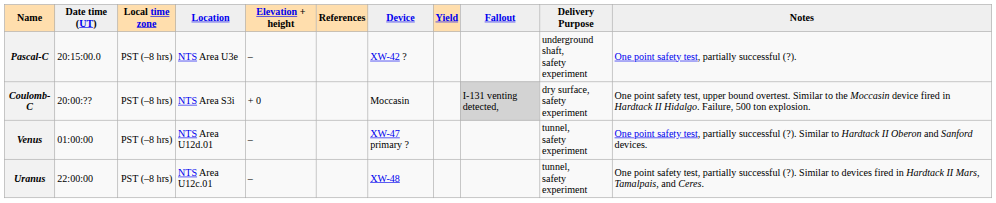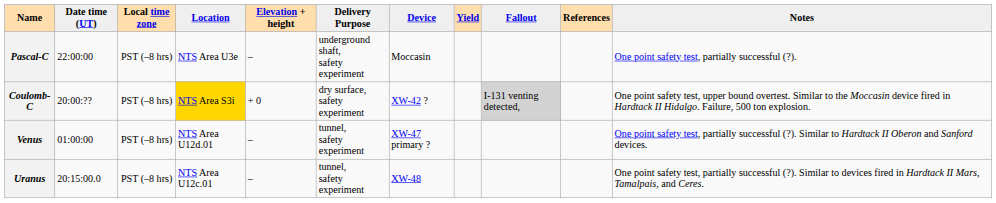columns swapped: (576, 18) <-> (342, 18)
(79, 56) 20:15:00.0 -> (75, 56) 22:00:00
(388, 56) XW-42 ? -> (411, 56) Moccasin
(206, 101) no background -> (206, 101) gold background
(390, 101) Moccasin -> (410, 101) XW-42 ?
(75, 178) 22:00:00 -> (79, 178) 20:15:00.0
